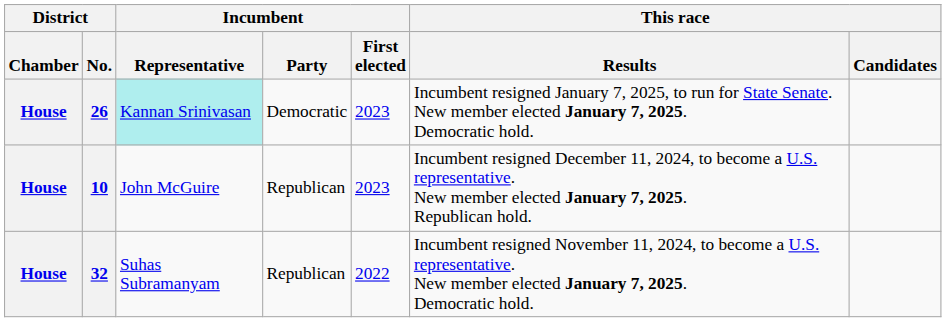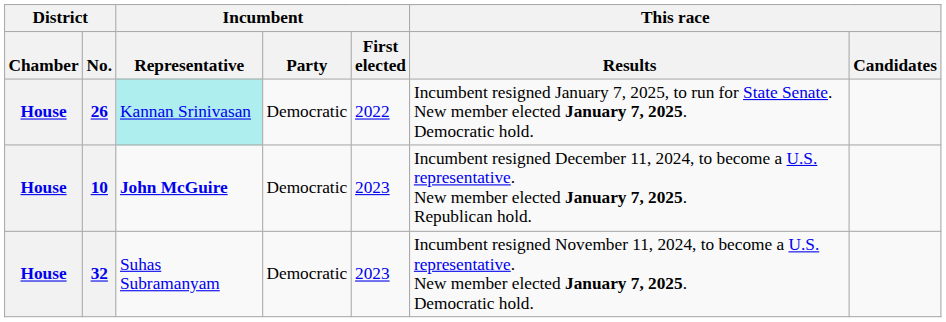(372, 111) 2023 -> (372, 111) 2022
(170, 187) normal -> (174, 187) bold
(306, 187) Republican -> (307, 187) Democratic
(306, 273) Republican -> (307, 273) Democratic
(372, 273) 2022 -> (372, 273) 2023
